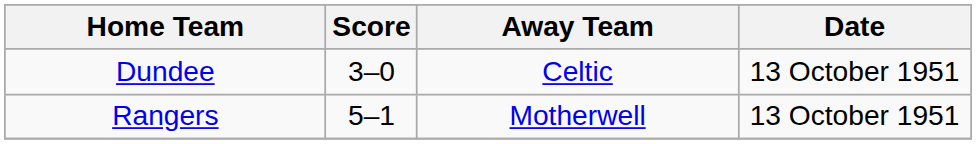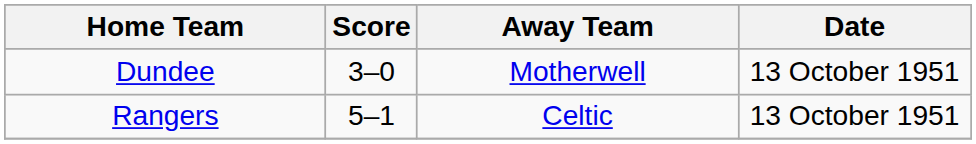(578, 71) Celtic -> (578, 71) Motherwell
(578, 116) Motherwell -> (578, 116) Celtic
